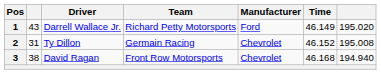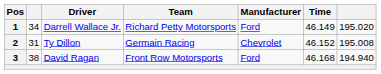(34, 27) 43 -> (34, 27) 34
(261, 58) Chevrolet -> (250, 58) Ford
